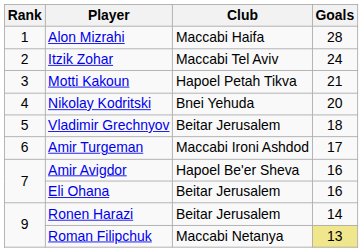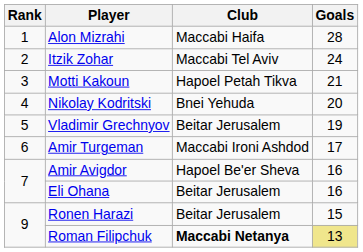(335, 125) 18 -> (335, 125) 19
(335, 214) 14 -> (335, 214) 15
(230, 236) normal -> (232, 236) bold
